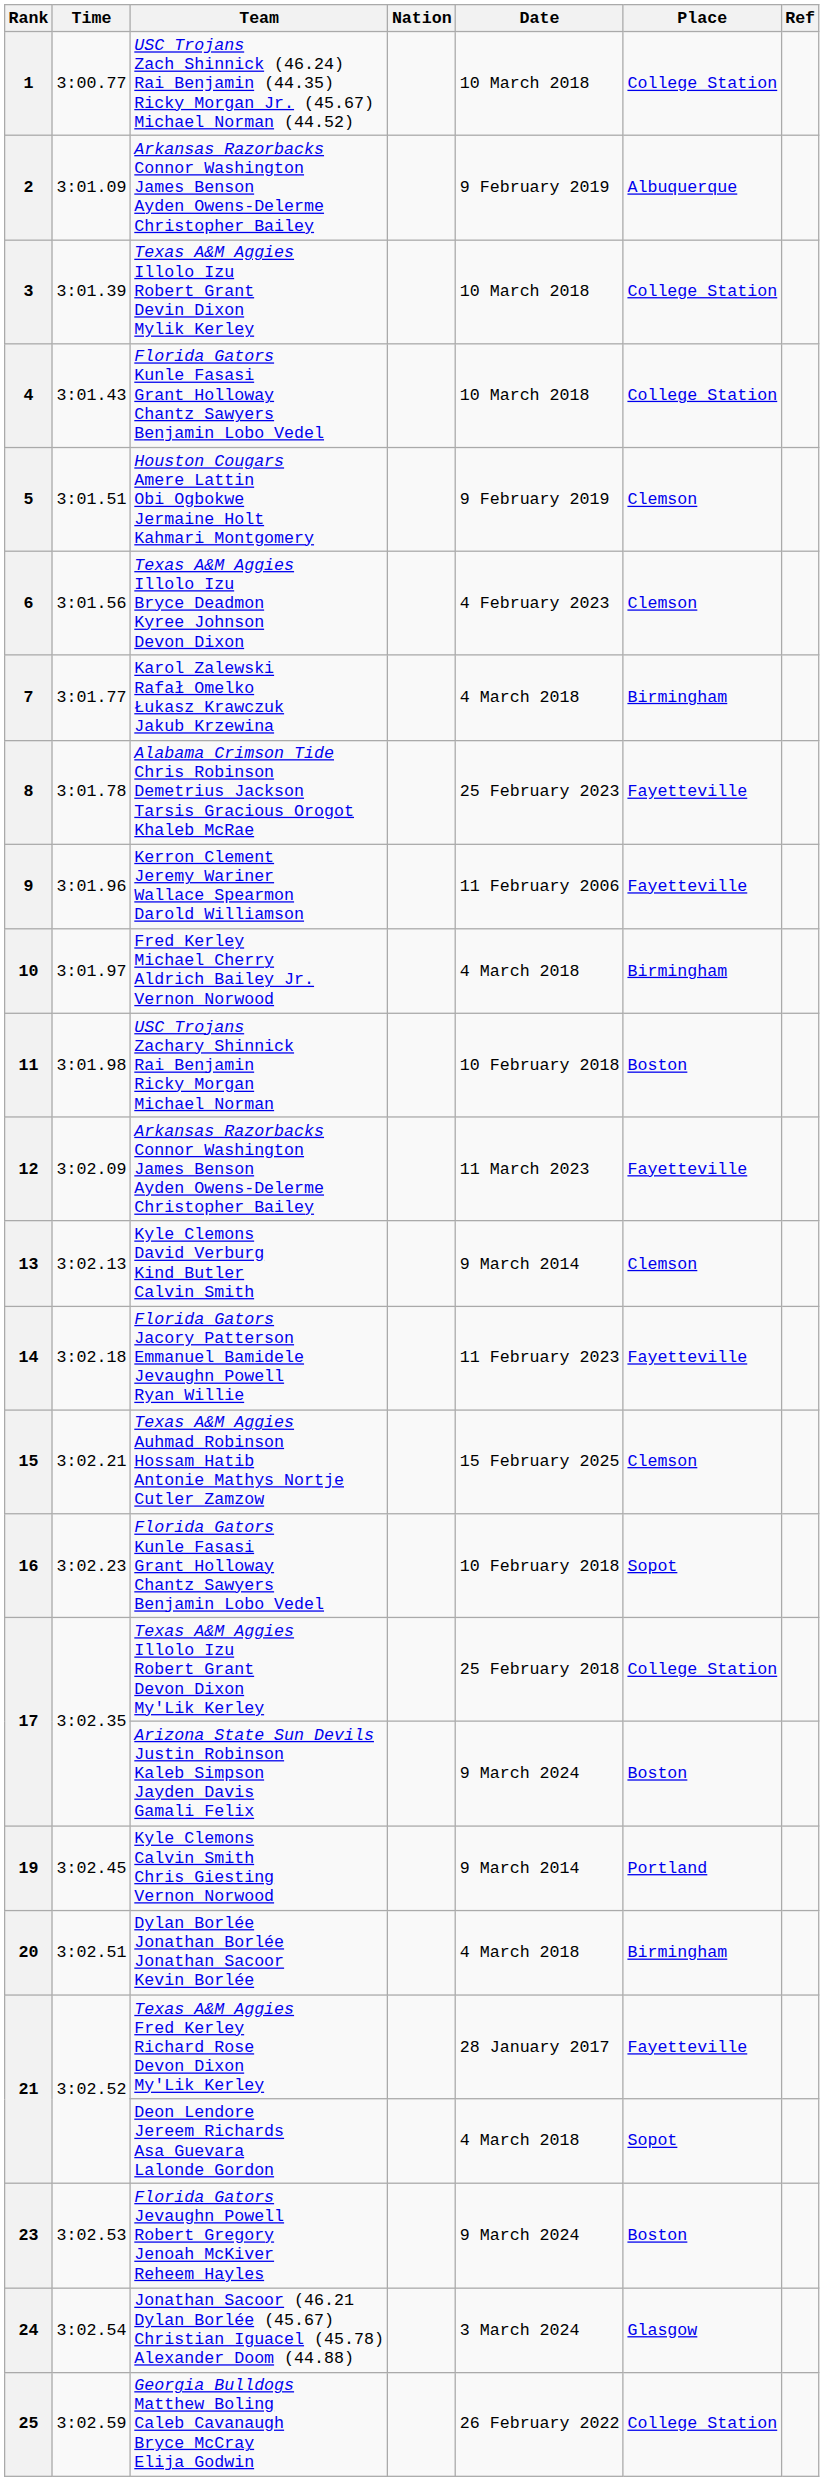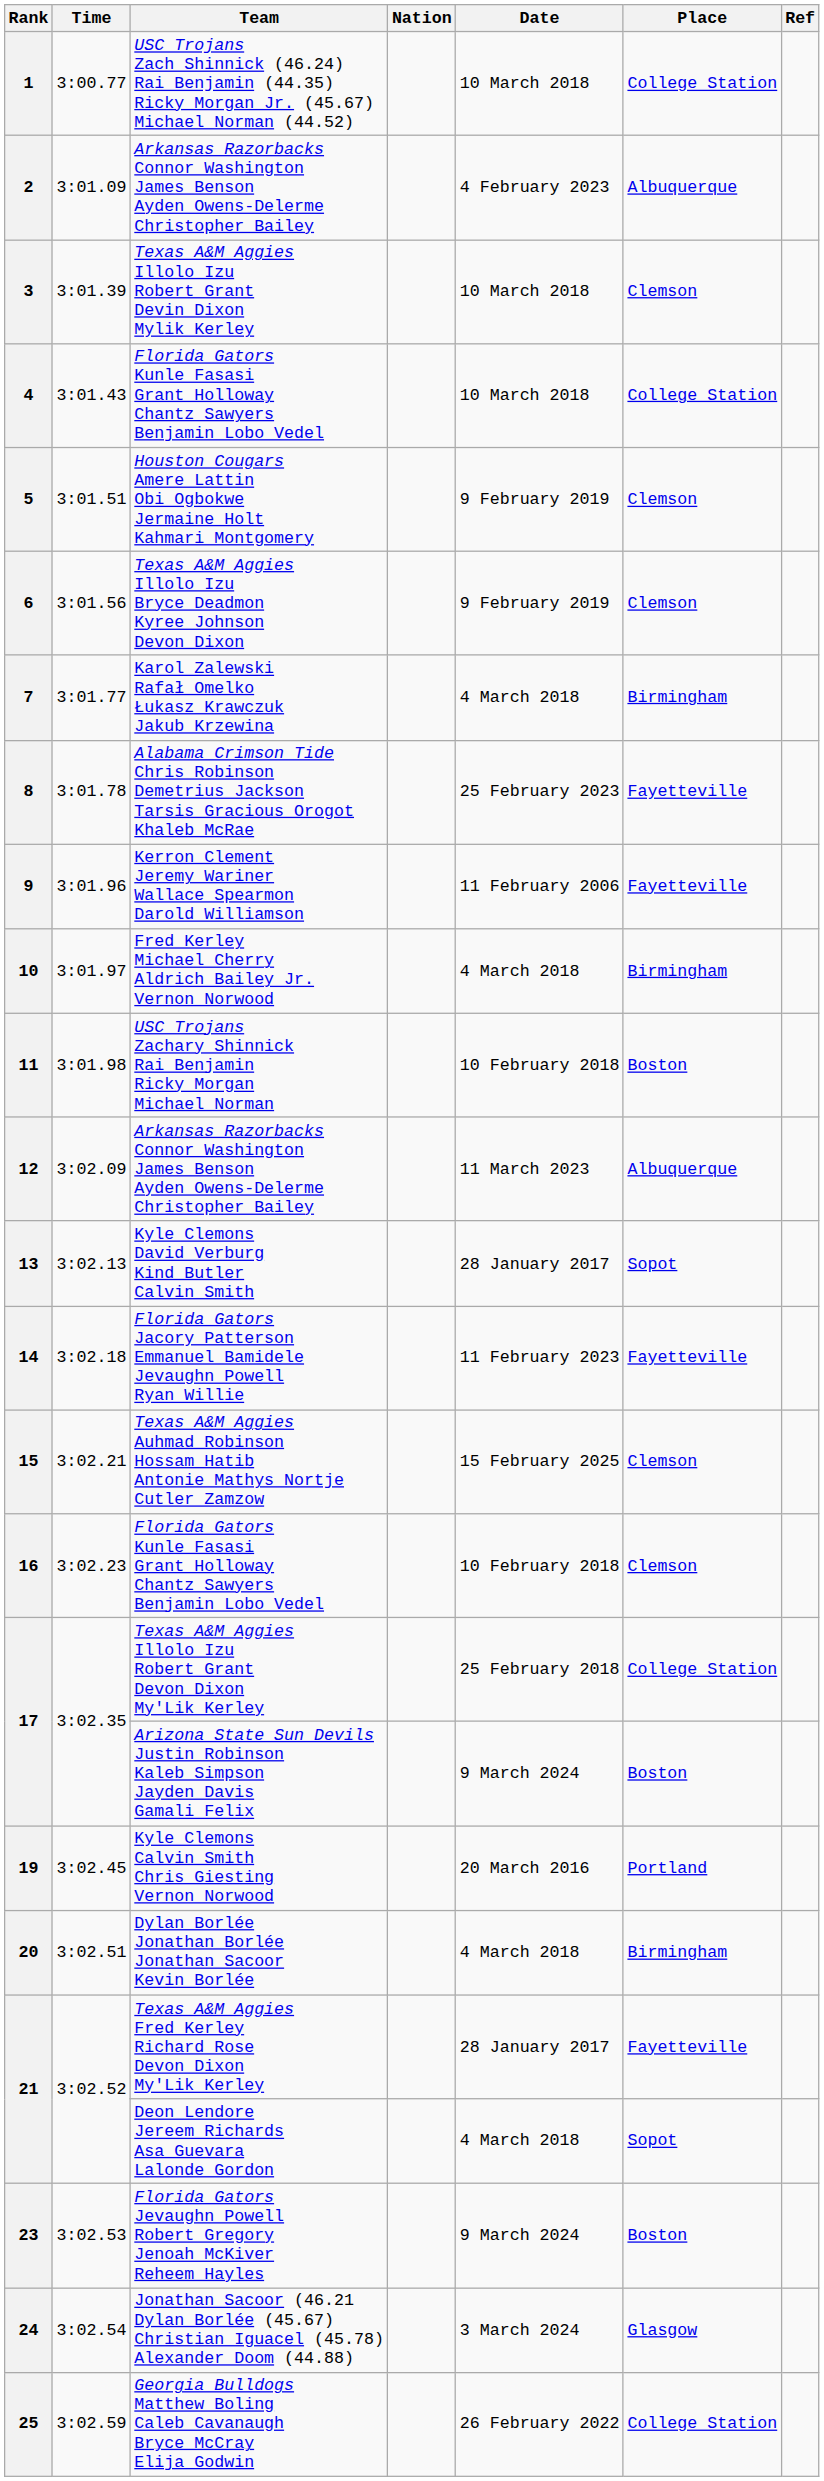(535, 188) 9 February 2019 -> (535, 188) 4 February 2023
(702, 292) College Station -> (662, 292) Clemson
(535, 603) 4 February 2023 -> (535, 603) 9 February 2019
(687, 1169) Fayetteville -> (682, 1169) Albuquerque
(520, 1264) 9 March 2014 -> (535, 1264) 28 January 2017
(662, 1264) Clemson -> (652, 1264) Sopot
(652, 1566) Sopot -> (662, 1566) Clemson
(520, 1868) 9 March 2014 -> (525, 1868) 20 March 2016
